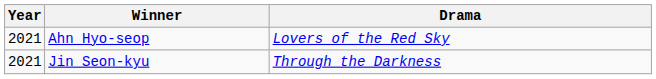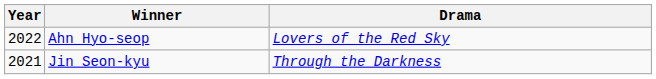(25, 39) 2021 -> (25, 39) 2022
